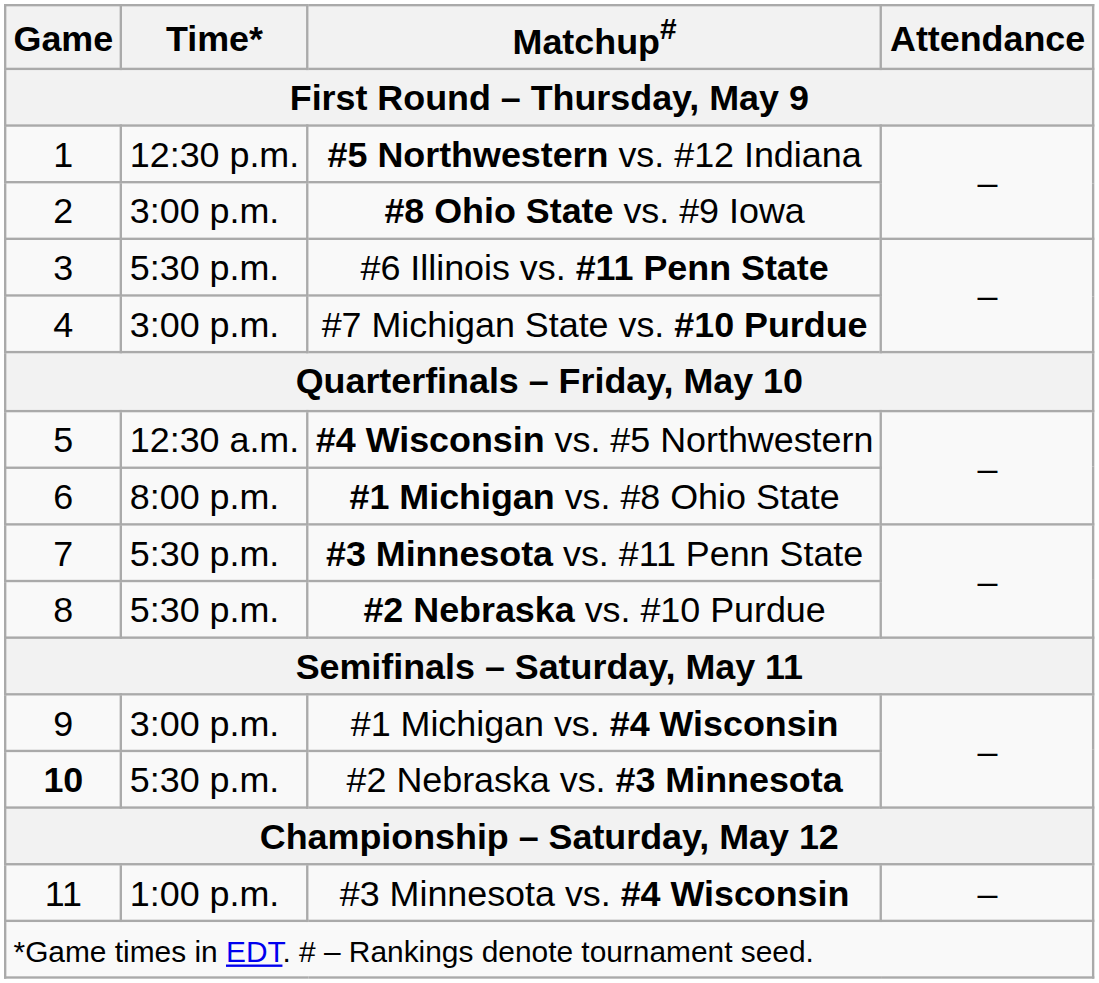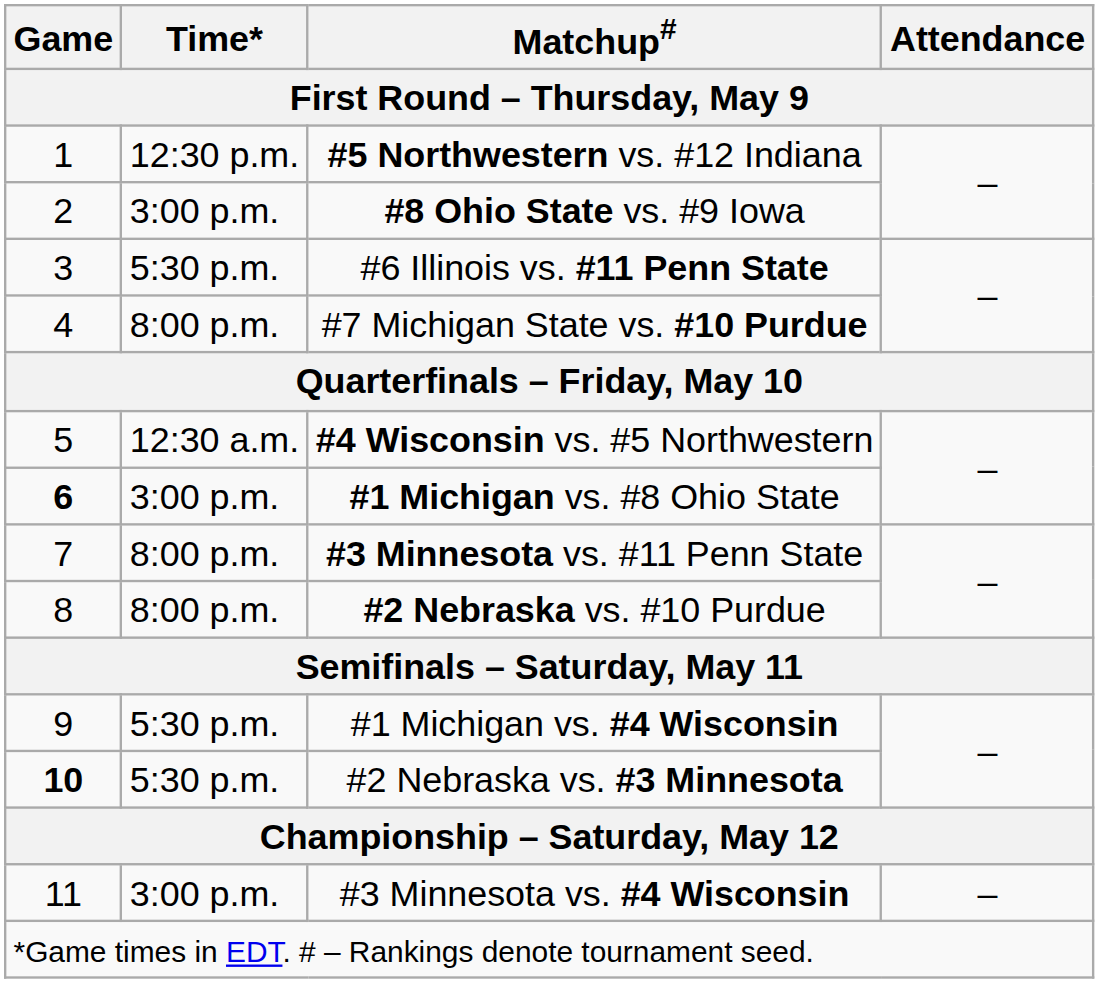(205, 325) 3:00 p.m. -> (205, 325) 8:00 p.m.
(63, 495) normal -> (63, 495) bold
(205, 495) 8:00 p.m. -> (205, 495) 3:00 p.m.
(205, 552) 5:30 p.m. -> (205, 552) 8:00 p.m.
(205, 609) 5:30 p.m. -> (205, 609) 8:00 p.m.
(205, 722) 3:00 p.m. -> (205, 722) 5:30 p.m.
(205, 893) 1:00 p.m. -> (205, 893) 3:00 p.m.
